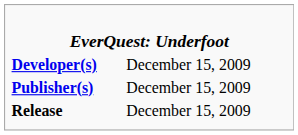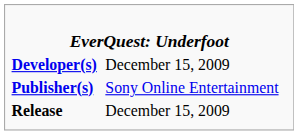(188, 87) December 15, 2009 -> (192, 87) Sony Online Entertainment
